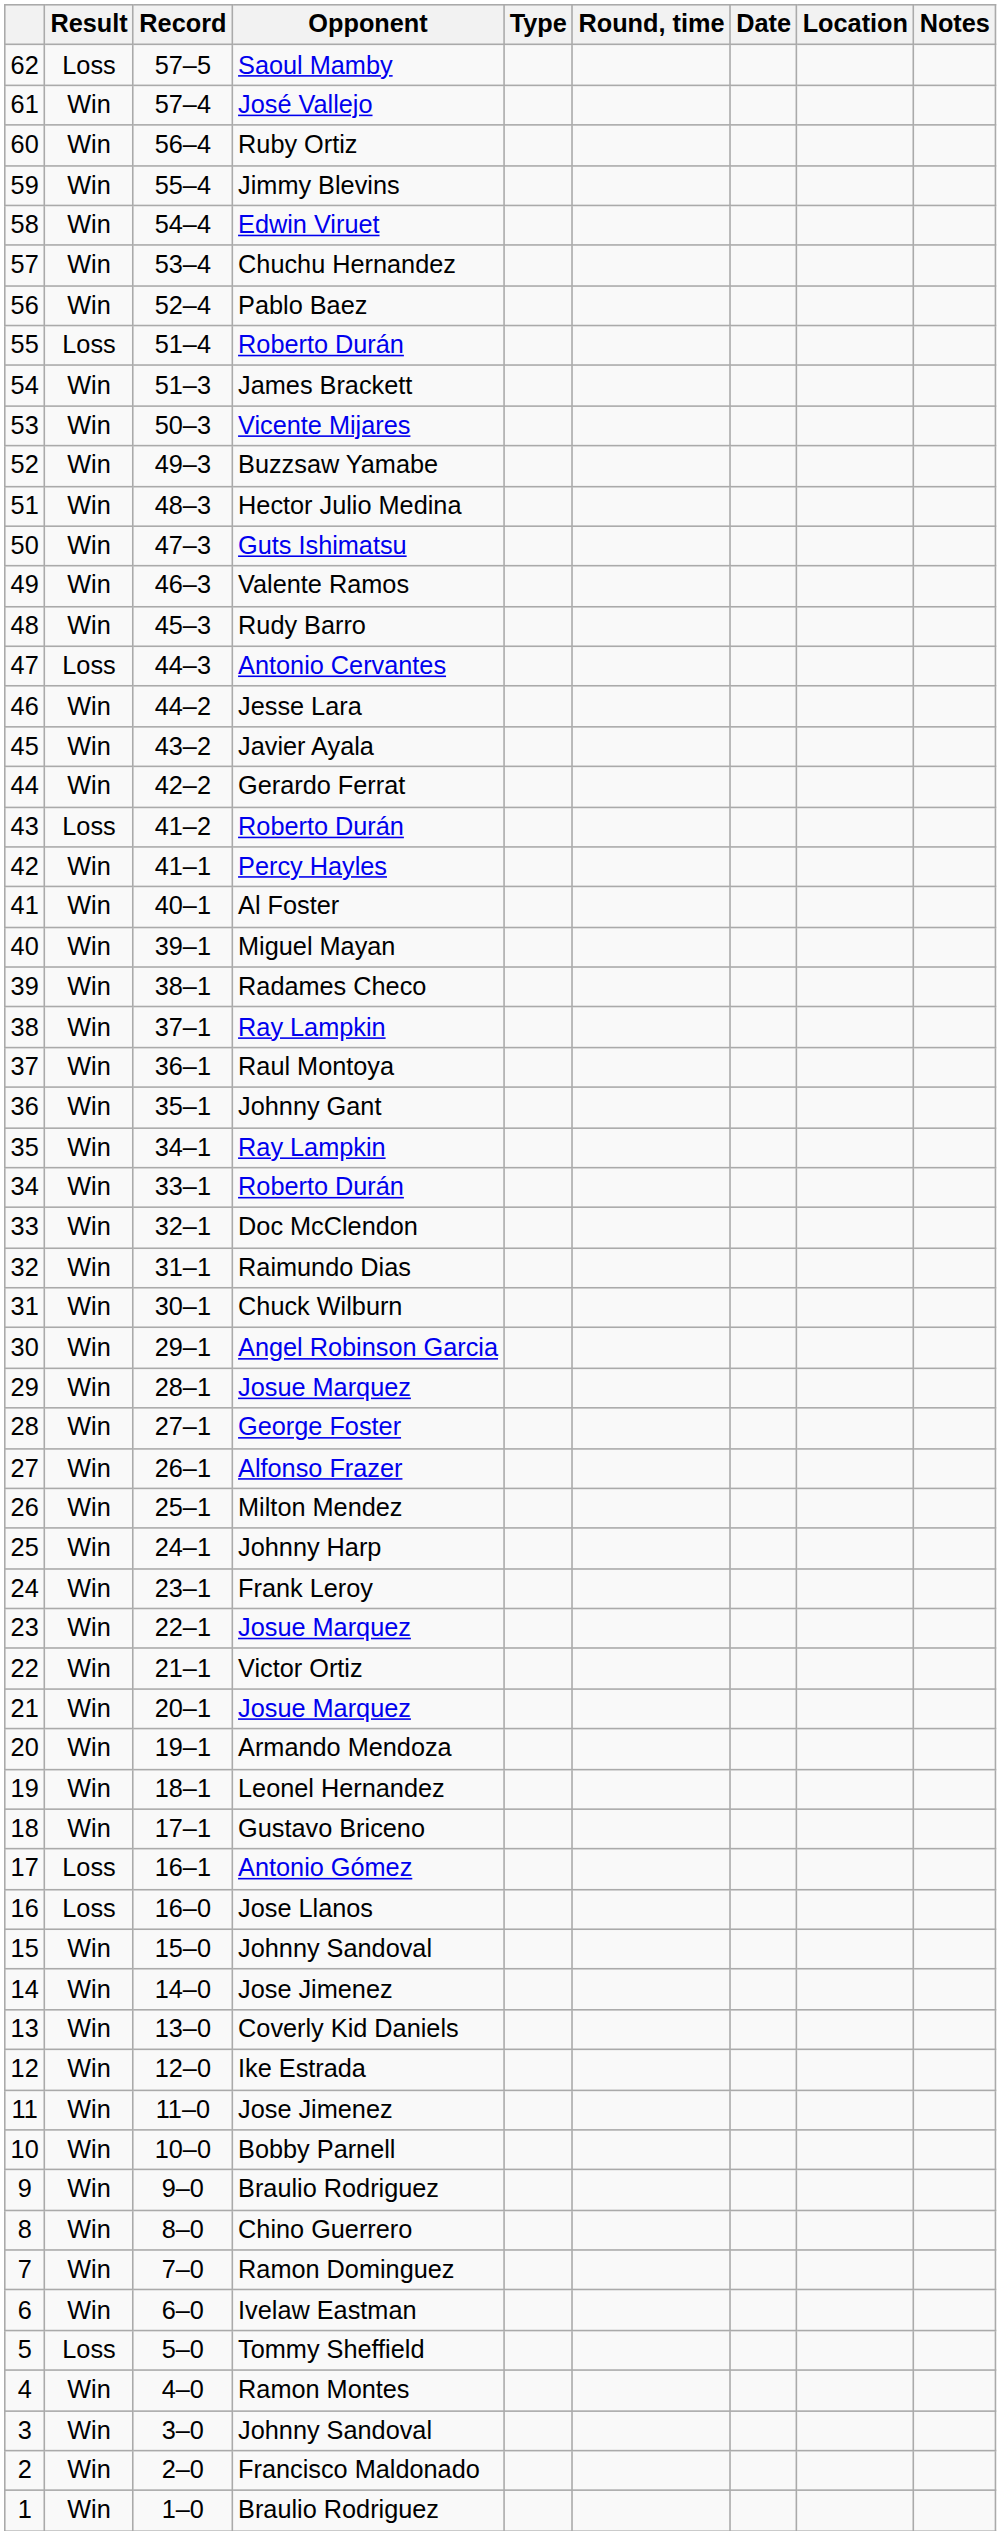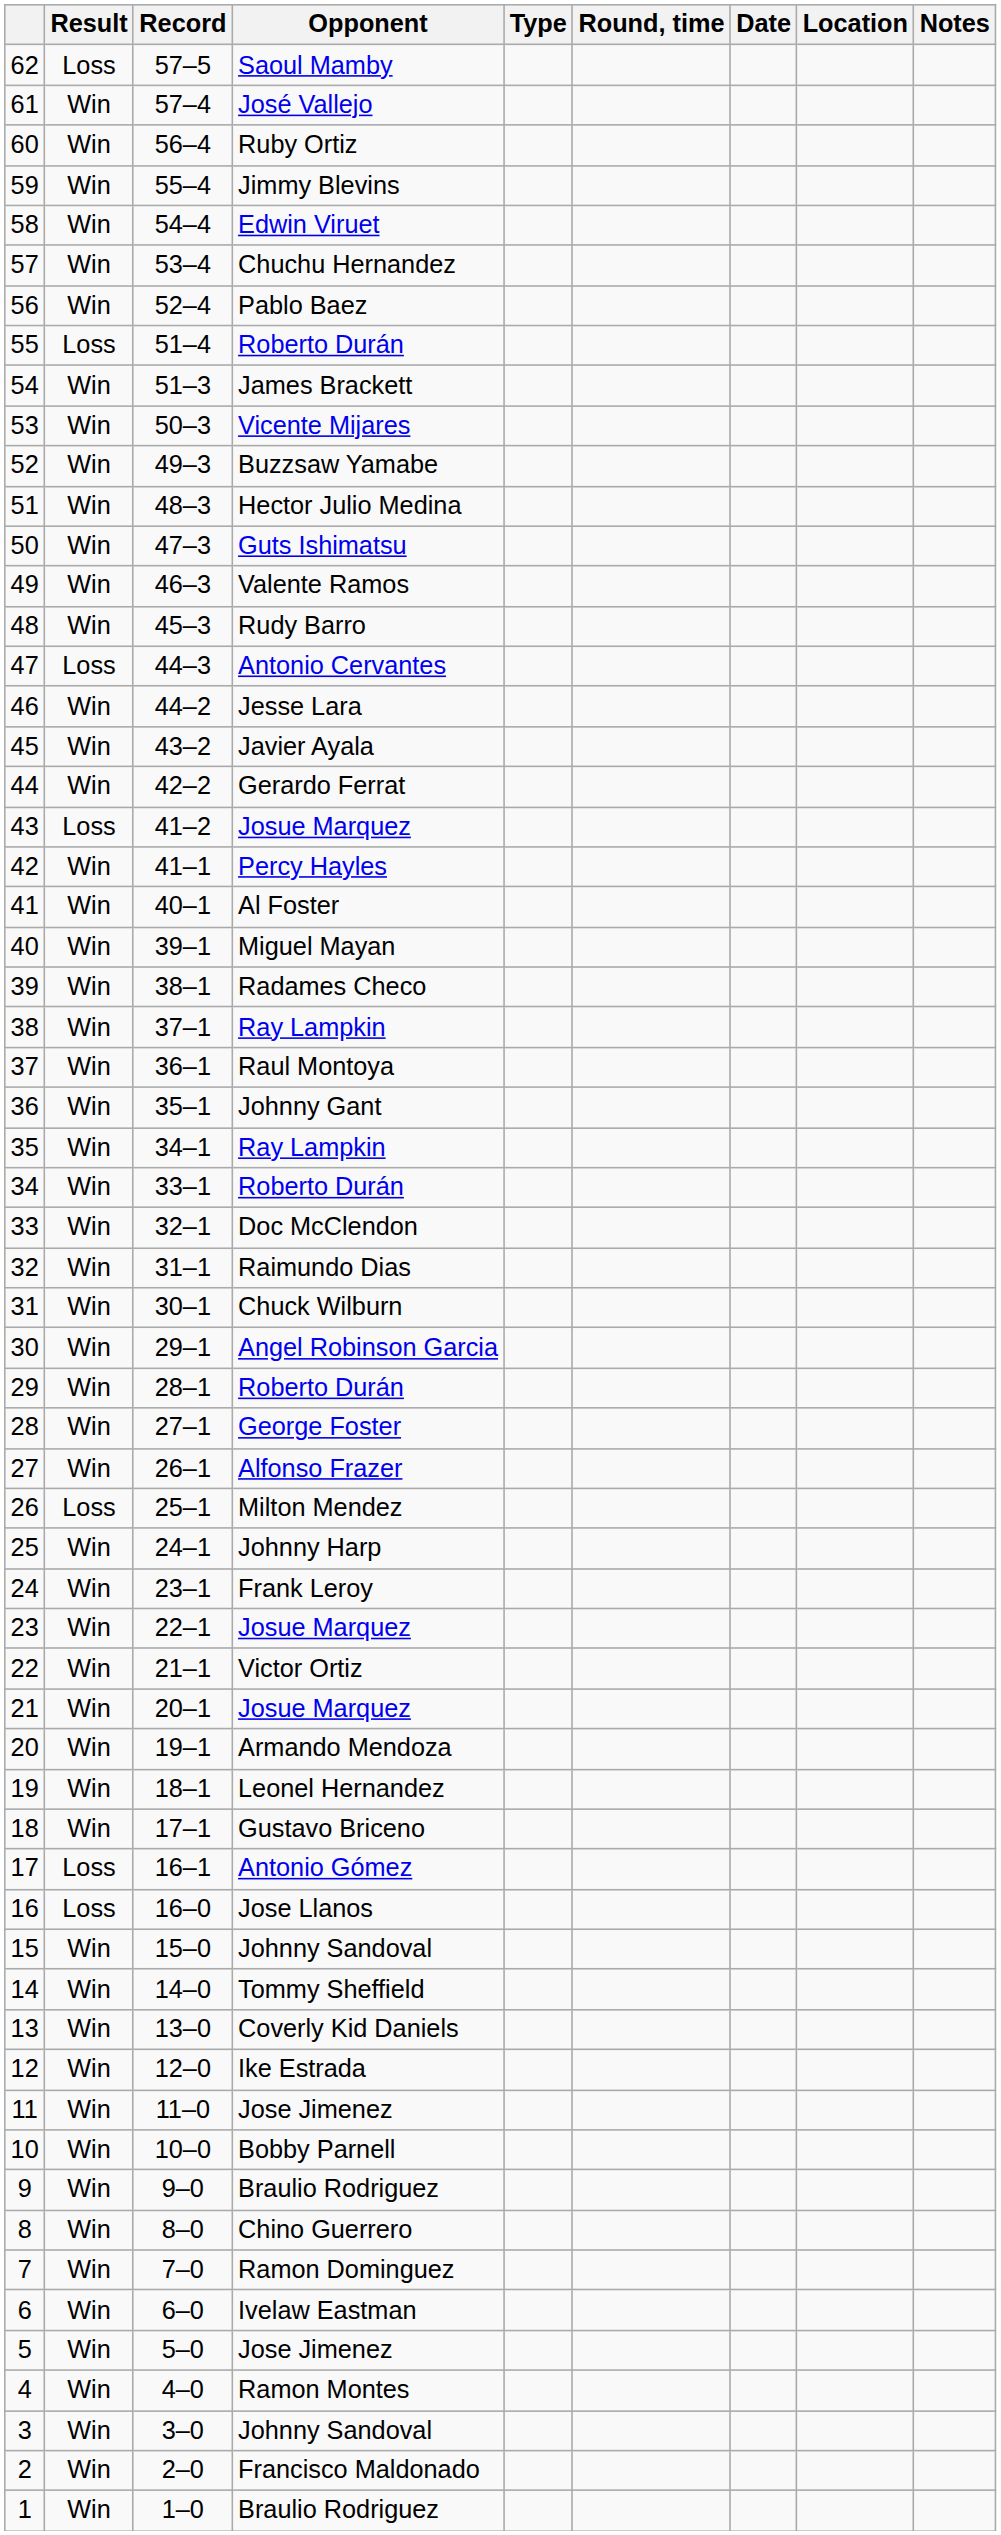(321, 826) Roberto Durán -> (324, 826) Josue Marquez
(324, 1387) Josue Marquez -> (321, 1387) Roberto Durán
(89, 1507) Win -> (89, 1507) Loss
(315, 1989) Jose Jimenez -> (331, 1989) Tommy Sheffield
(89, 2349) Loss -> (89, 2349) Win
(331, 2349) Tommy Sheffield -> (315, 2349) Jose Jimenez
